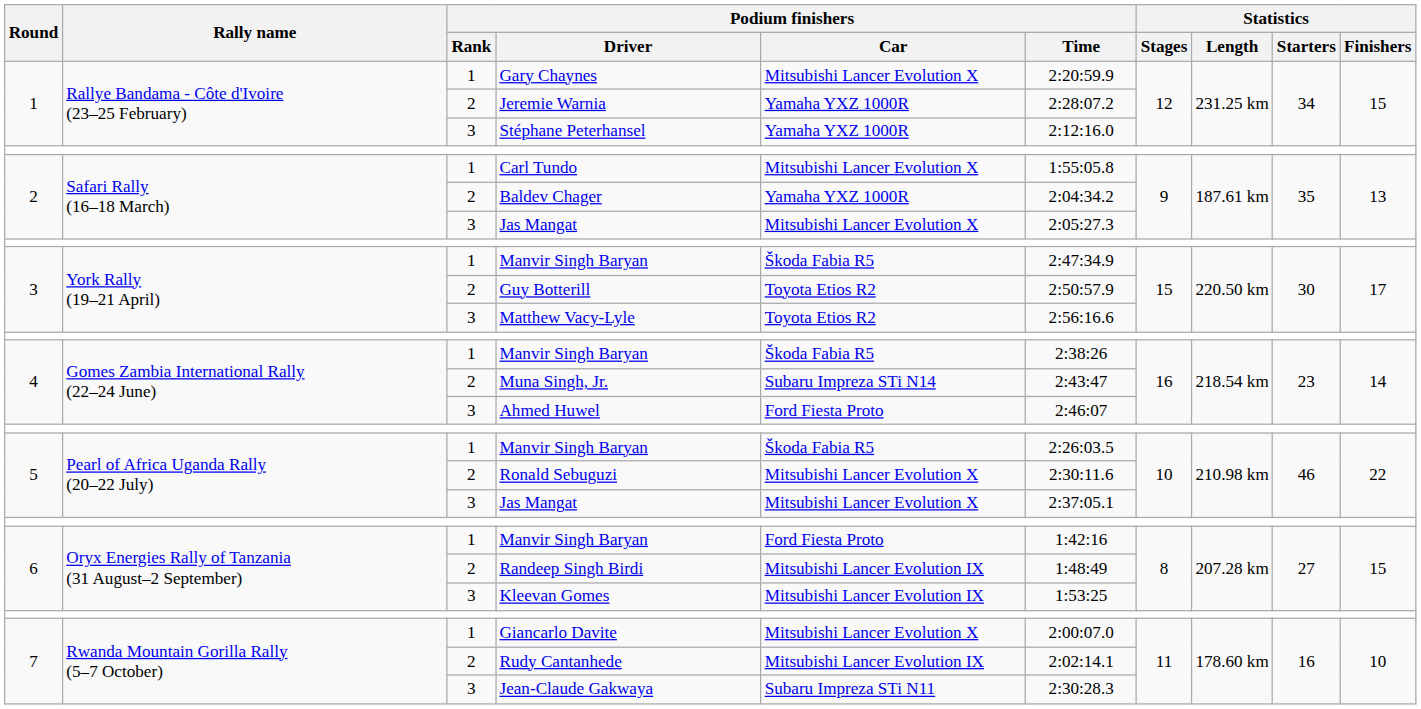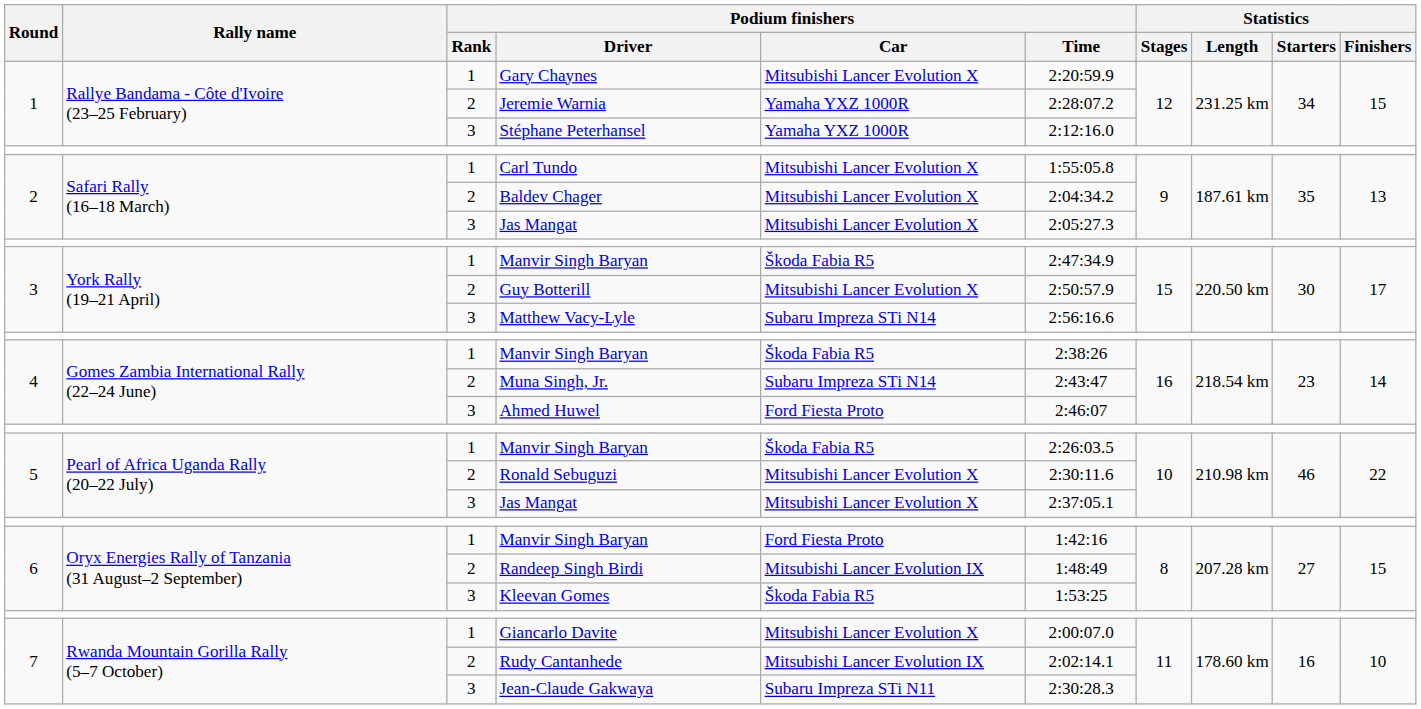(837, 195) Yamaha YXZ 1000R -> (871, 195) Mitsubishi Lancer Evolution X
(820, 288) Toyota Etios R2 -> (871, 288) Mitsubishi Lancer Evolution X
(820, 317) Toyota Etios R2 -> (850, 317) Subaru Impreza STi N14
(874, 595) Mitsubishi Lancer Evolution IX -> (819, 595) Škoda Fabia R5
